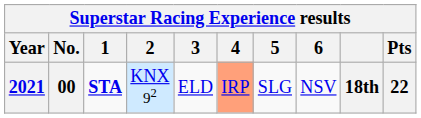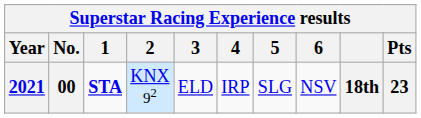(235, 87) lightsalmon background -> (235, 87) no background
(399, 87) 22 -> (399, 87) 23
